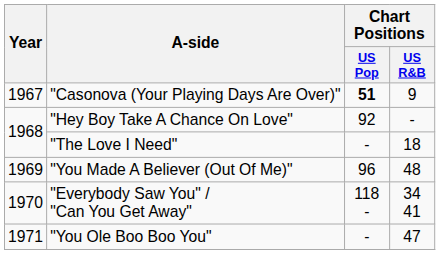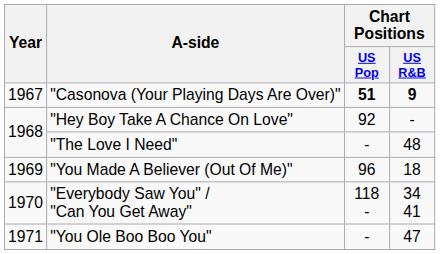(412, 94) normal -> (412, 94) bold
(412, 144) 18 -> (412, 144) 48
(412, 169) 48 -> (412, 169) 18
